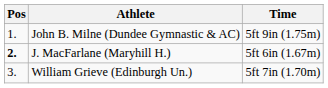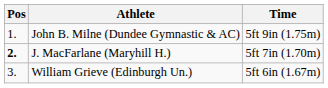(283, 53) 5ft 6in (1.67m) -> (283, 53) 5ft 7in (1.70m)
(283, 72) 5ft 7in (1.70m) -> (283, 72) 5ft 6in (1.67m)
